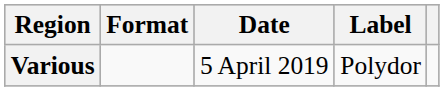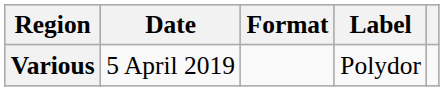columns swapped: (264, 24) <-> (147, 24)
